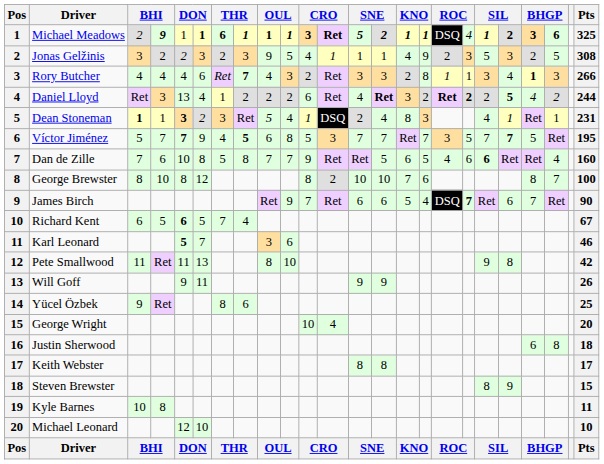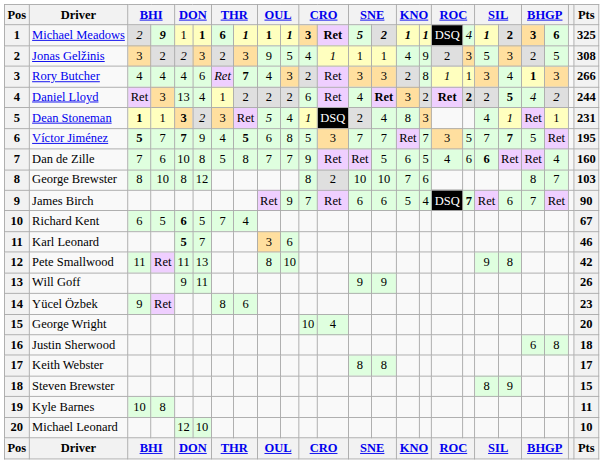(139, 138) normal -> (139, 138) bold
(586, 179) 100 -> (586, 179) 103
(586, 303) 25 -> (586, 303) 23
